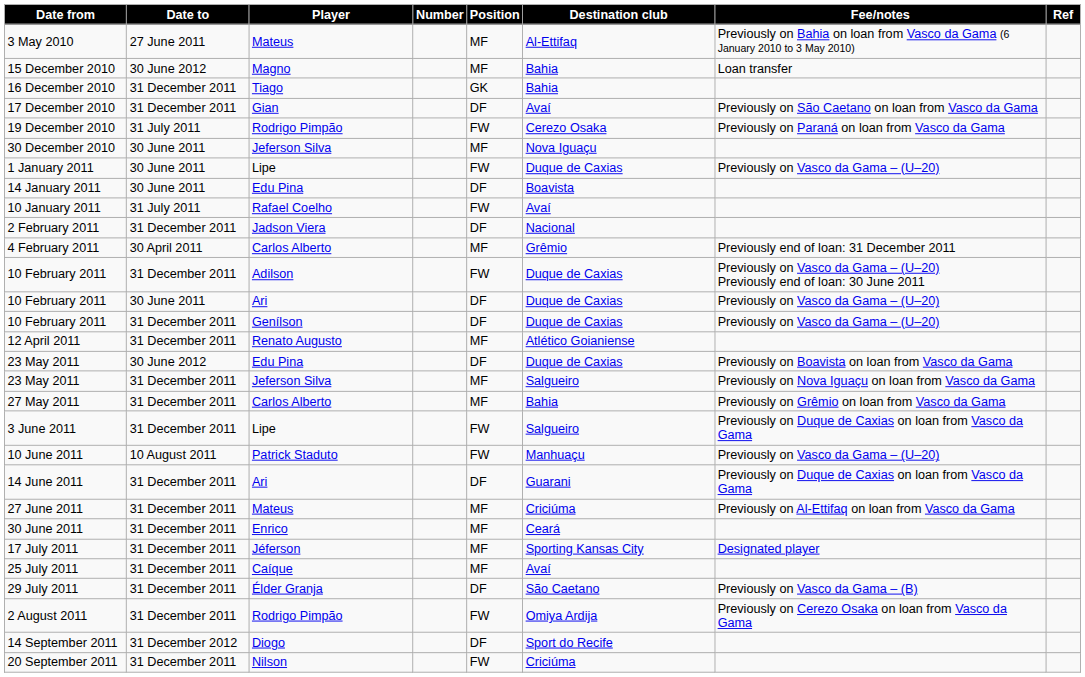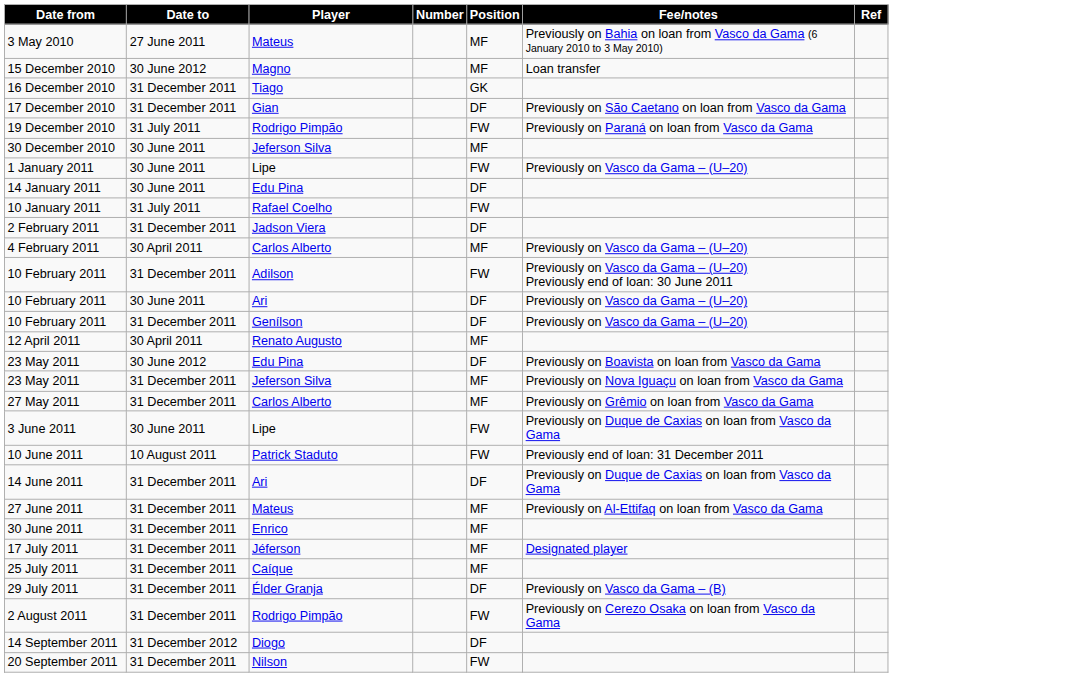- column: (619, 14)
(837, 247) Previously end of loan: 31 December 2011 -> (637, 247) Previously on Vasco da Gama – (U–20)
(183, 341) 31 December 2011 -> (166, 341) 30 April 2011
(183, 428) 31 December 2011 -> (168, 428) 30 June 2011
(829, 455) Previously on Vasco da Gama – (U–20) -> (645, 455) Previously end of loan: 31 December 2011
